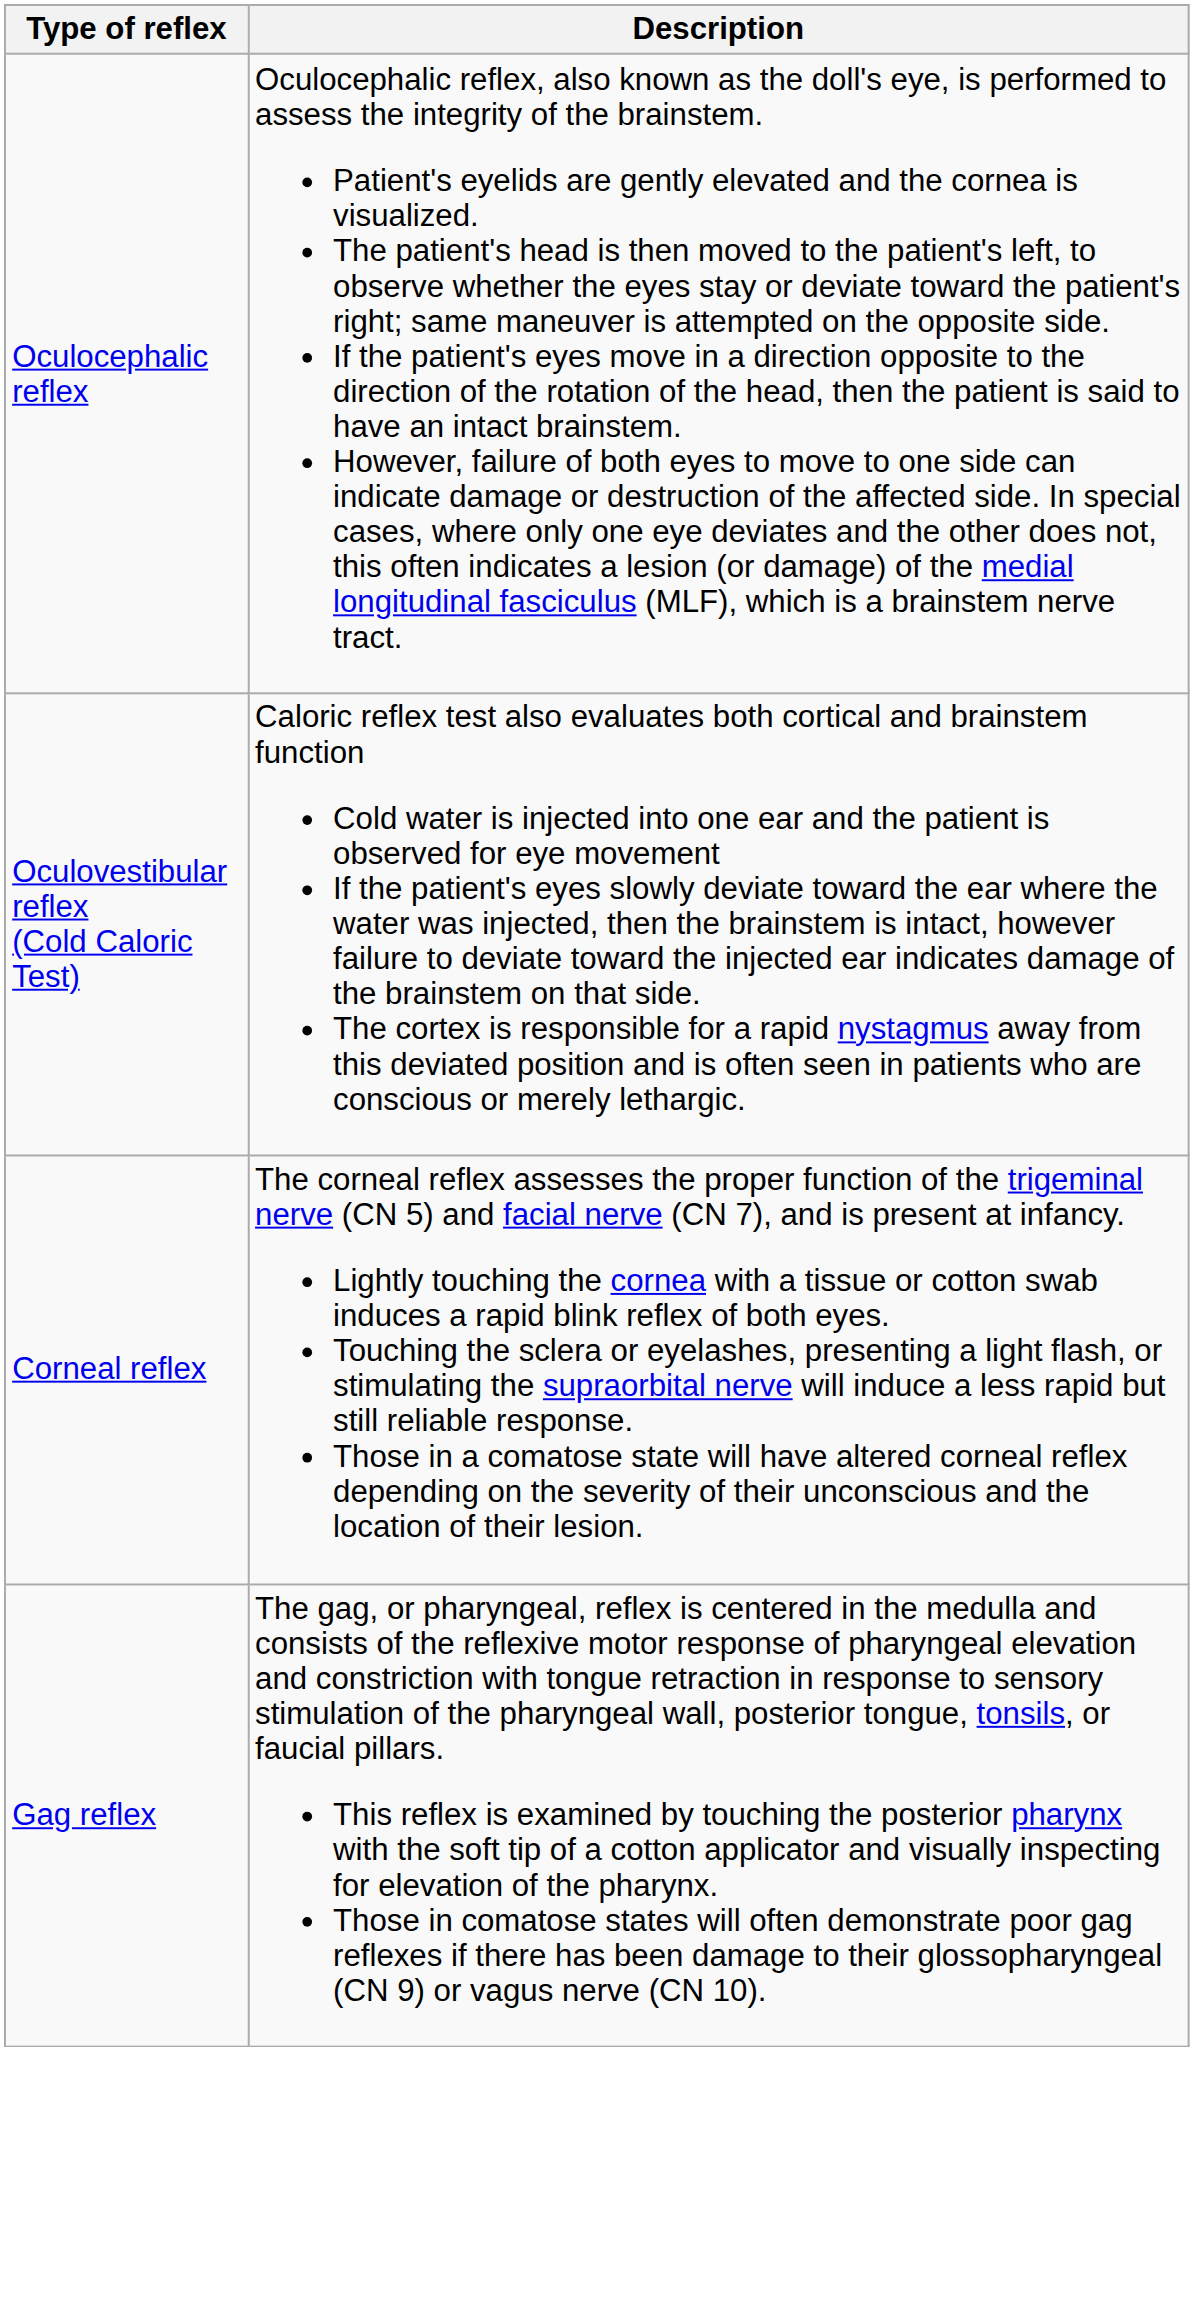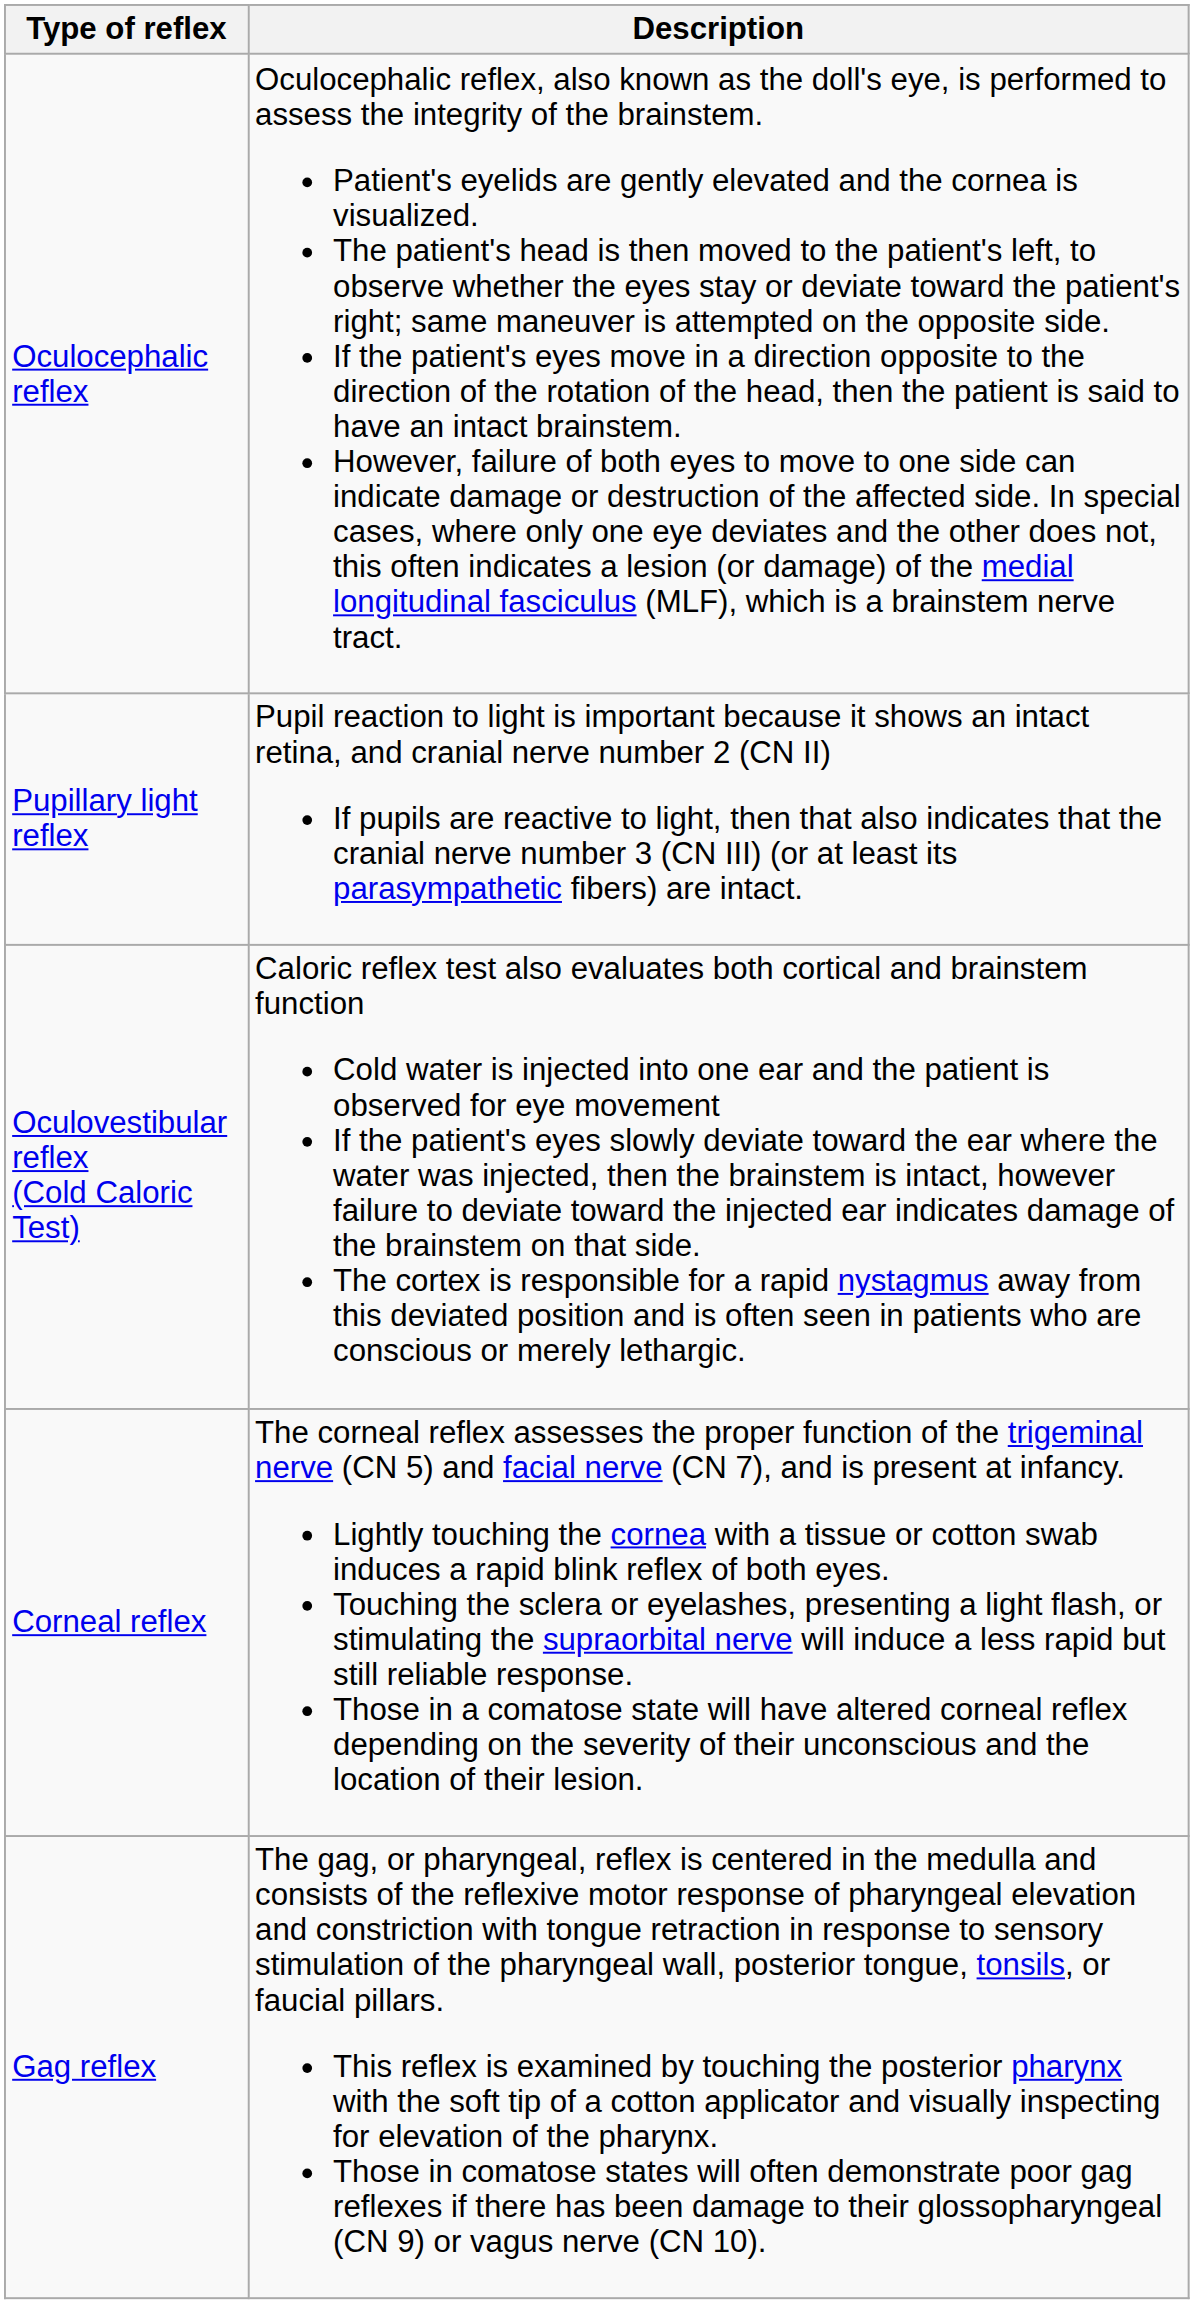+ row: (105, 818)
